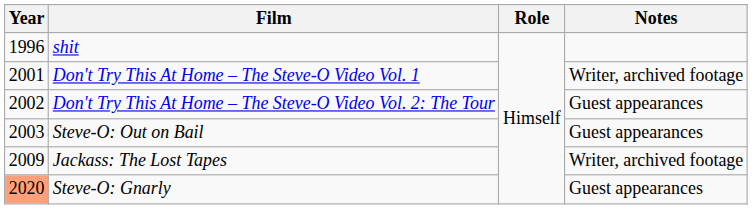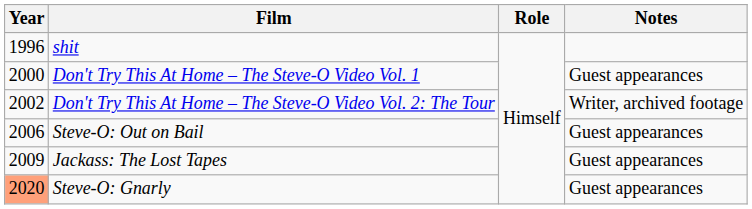(27, 75) 2001 -> (27, 75) 2000
(656, 75) Writer, archived footage -> (636, 75) Guest appearances
(636, 103) Guest appearances -> (656, 103) Writer, archived footage
(27, 132) 2003 -> (27, 132) 2006
(656, 160) Writer, archived footage -> (636, 160) Guest appearances
